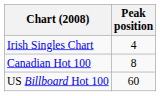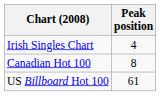(134, 81) 60 -> (134, 81) 61
